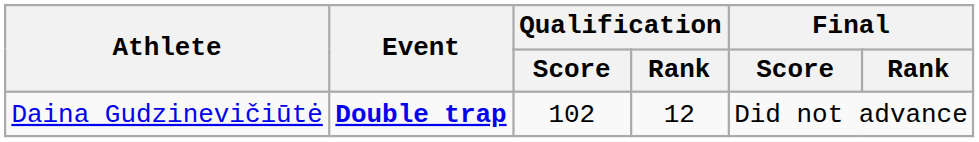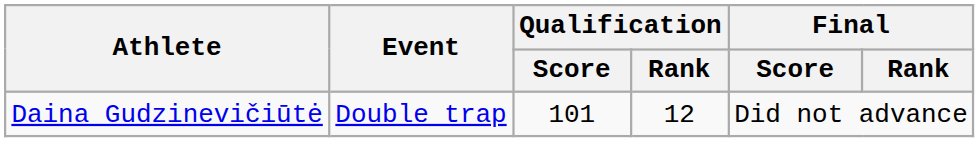(421, 114) bold -> (421, 114) normal
(572, 114) 102 -> (572, 114) 101
